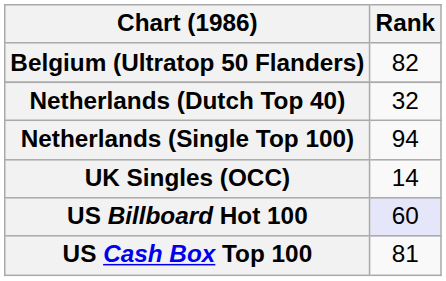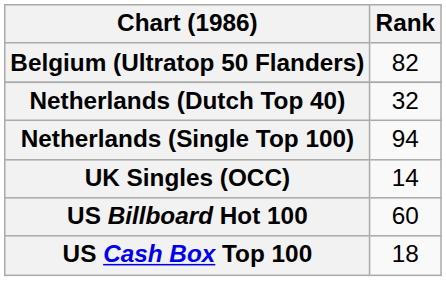(405, 216) lavender background -> (405, 216) no background
(405, 255) 81 -> (405, 255) 18
